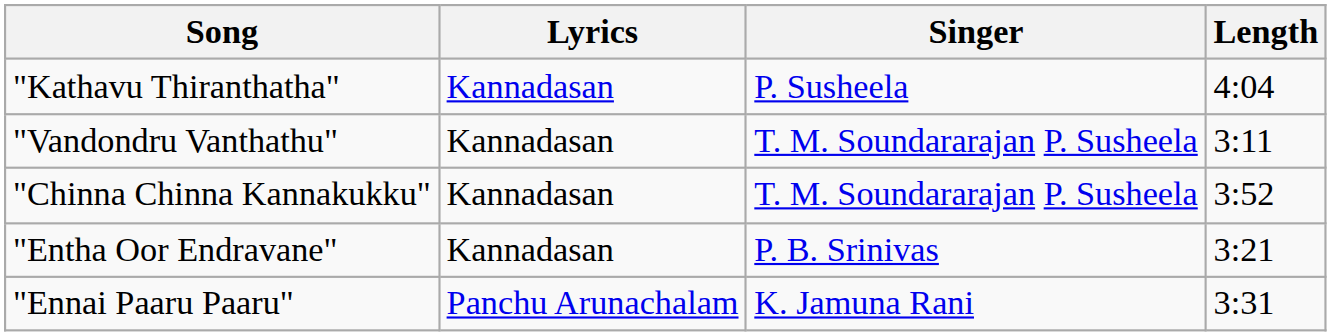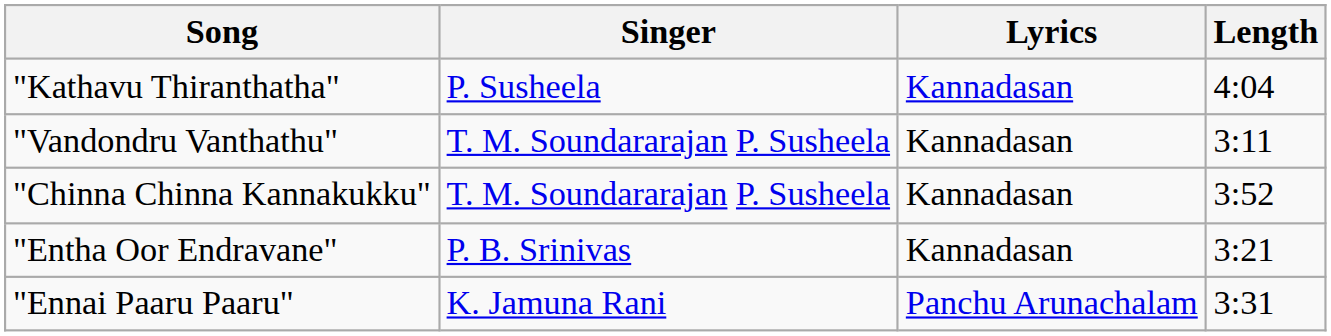columns swapped: (976, 31) <-> (593, 31)
